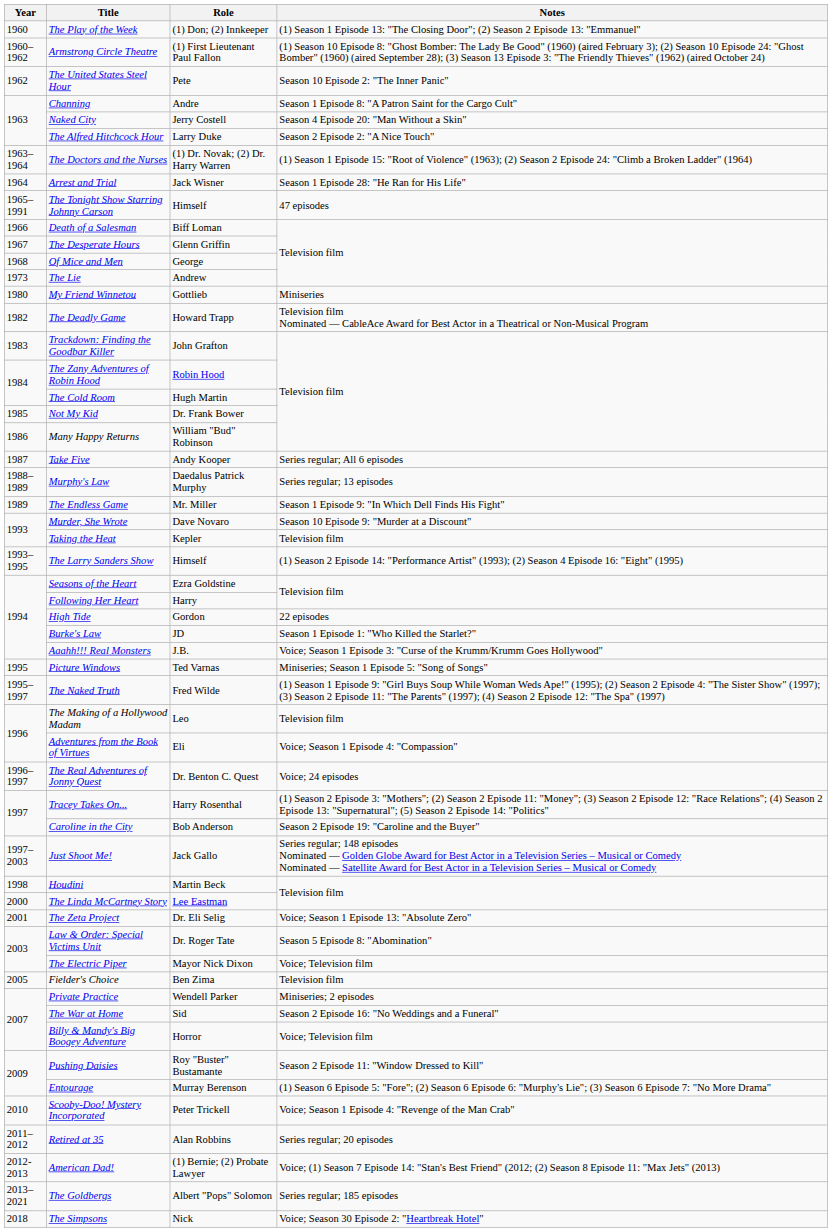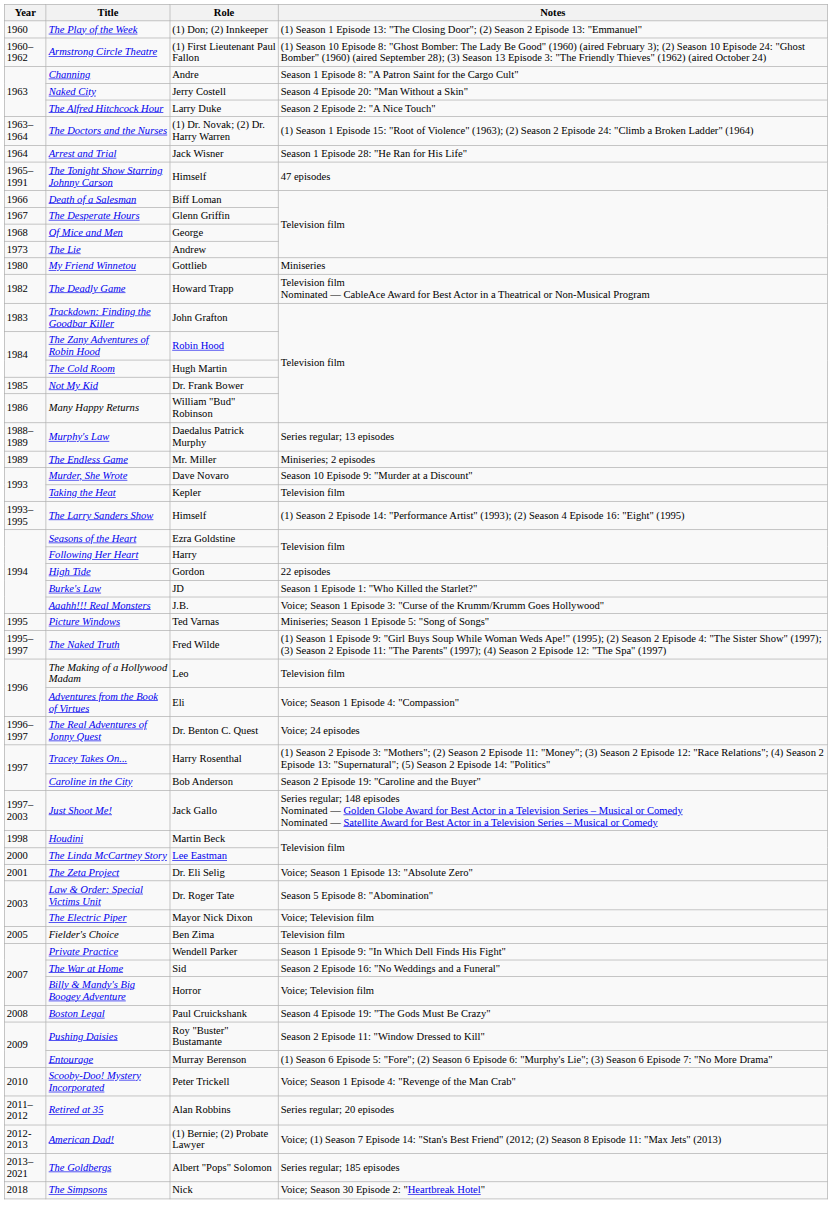- row: (98, 80)
- row: (69, 459)
(392, 504) Season 1 Episode 9: "In Which Dell Finds His Fight" -> (328, 459) Miniseries; 2 episodes
(327, 997) Miniseries; 2 episodes -> (393, 951) Season 1 Episode 9: "In Which Dell Finds His Fight"
+ row: (77, 1013)
